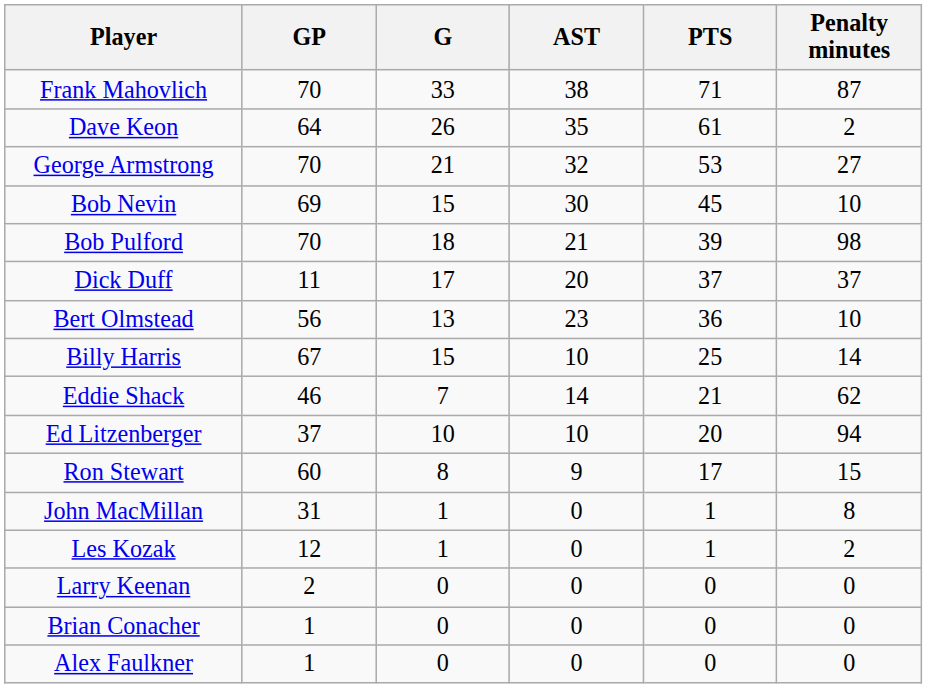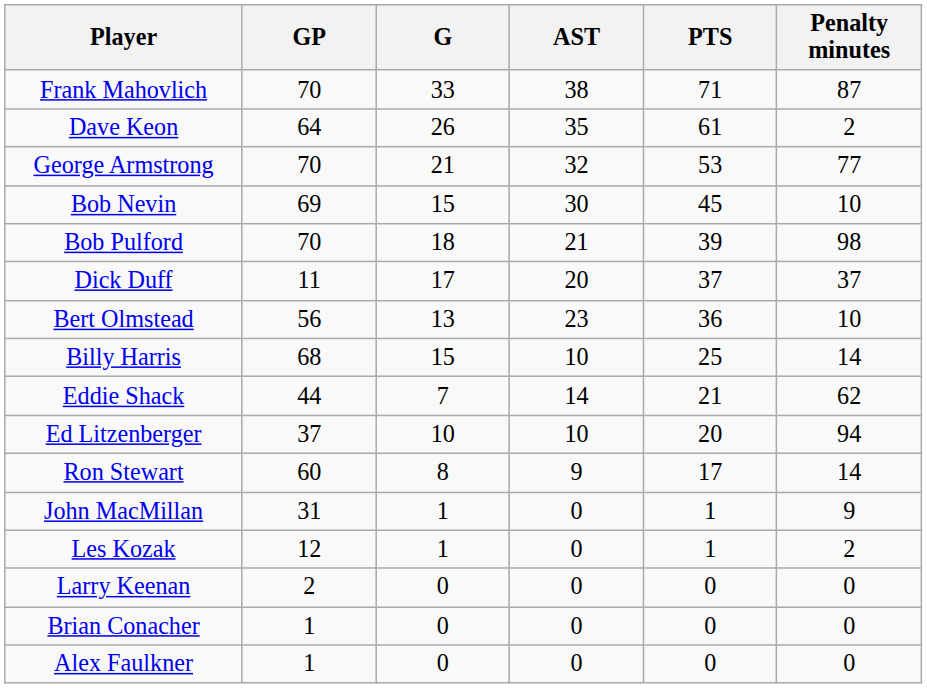(849, 165) 27 -> (849, 165) 77
(309, 357) 67 -> (309, 357) 68
(309, 395) 46 -> (309, 395) 44
(849, 472) 15 -> (849, 472) 14
(849, 510) 8 -> (849, 510) 9
